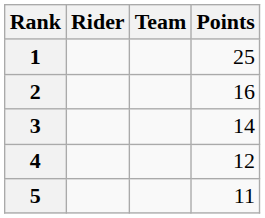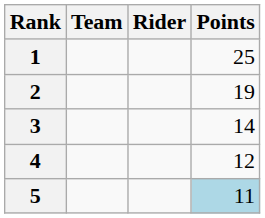columns swapped: (98, 21) <-> (160, 21)
(244, 91) 16 -> (244, 91) 19
(244, 195) no background -> (244, 195) lightblue background
